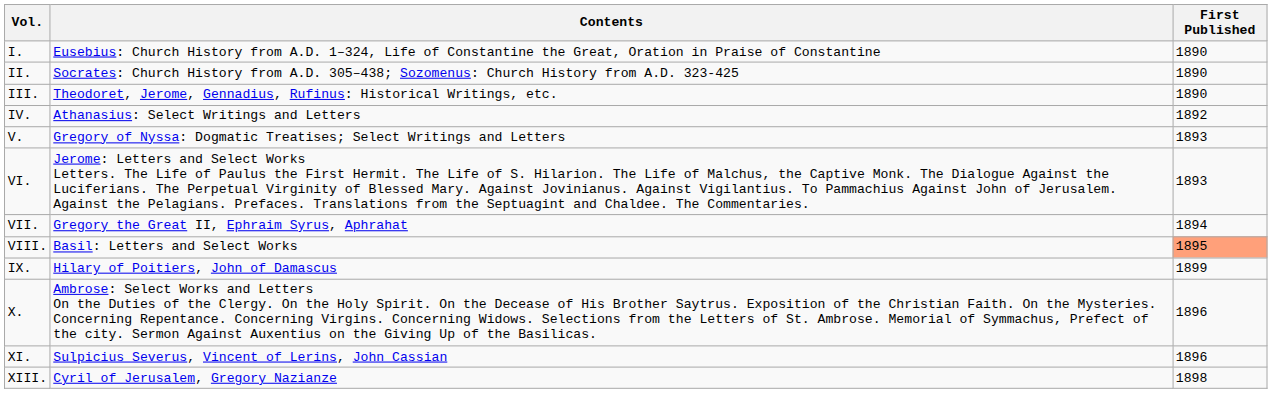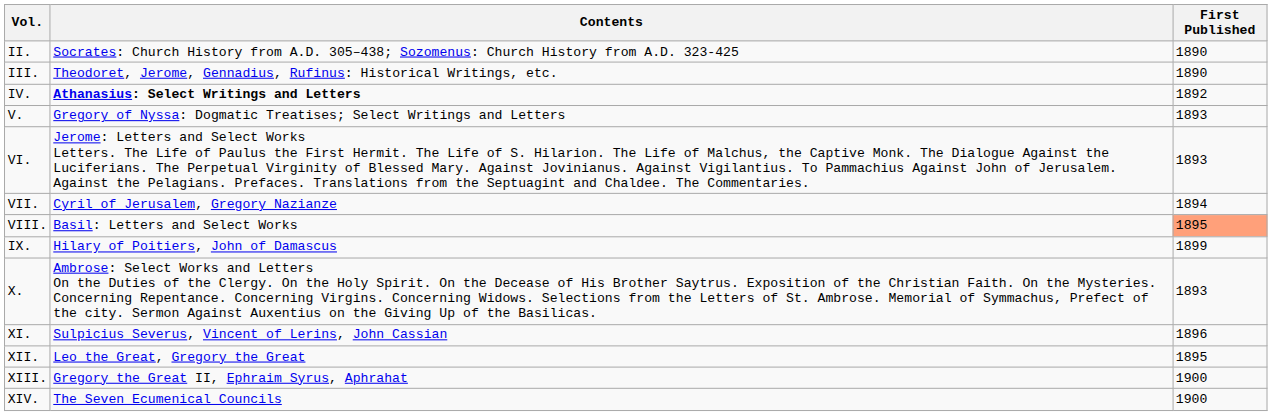- row: (16, 52)
(207, 116) normal -> (207, 95) bold
(231, 226) Gregory the Great II, Ephraim Syrus, Aphrahat -> (195, 204) Cyril of Jerusalem, Gregory Nazianze
(1192, 313) 1896 -> (1192, 291) 1893
+ row: (23, 357)
(195, 378) Cyril of Jerusalem, Gregory Nazianze -> (231, 378) Gregory the Great II, Ephraim Syrus, Aphrahat
(1192, 378) 1898 -> (1192, 378) 1900
+ row: (23, 399)
